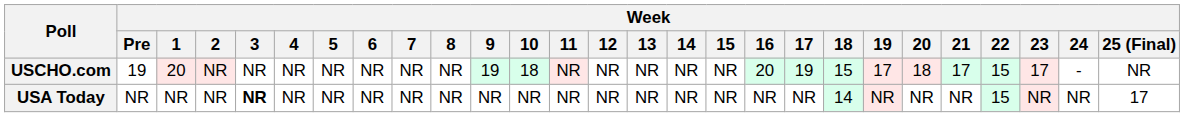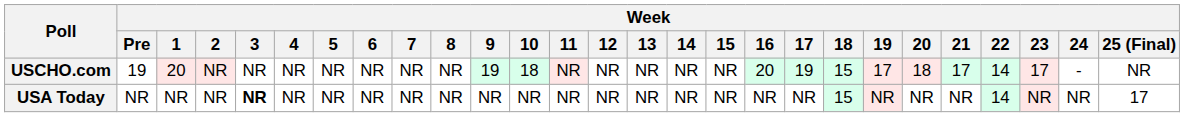(1000, 71) 15 -> (1000, 71) 14
(843, 97) 14 -> (843, 97) 15
(1000, 97) 15 -> (1000, 97) 14
